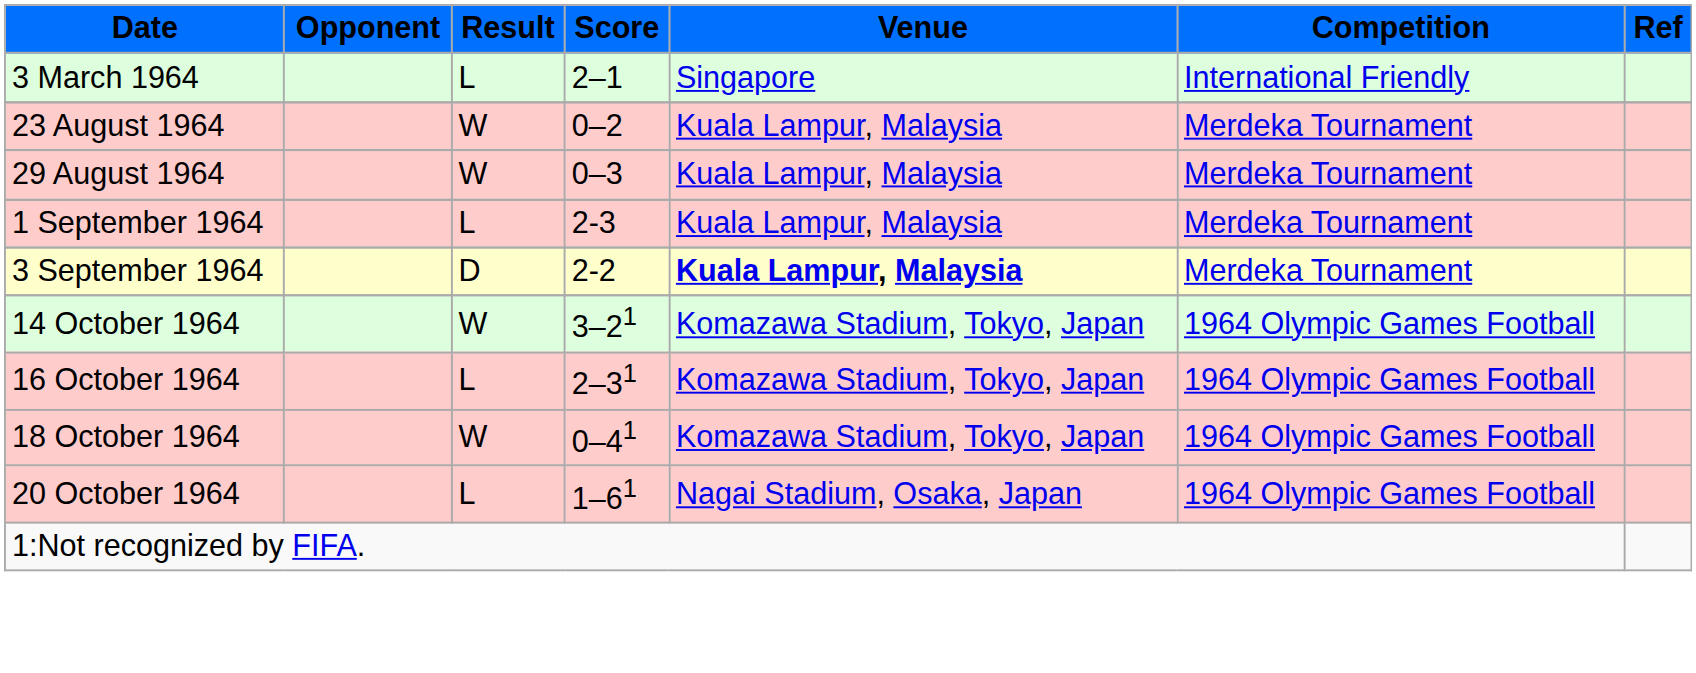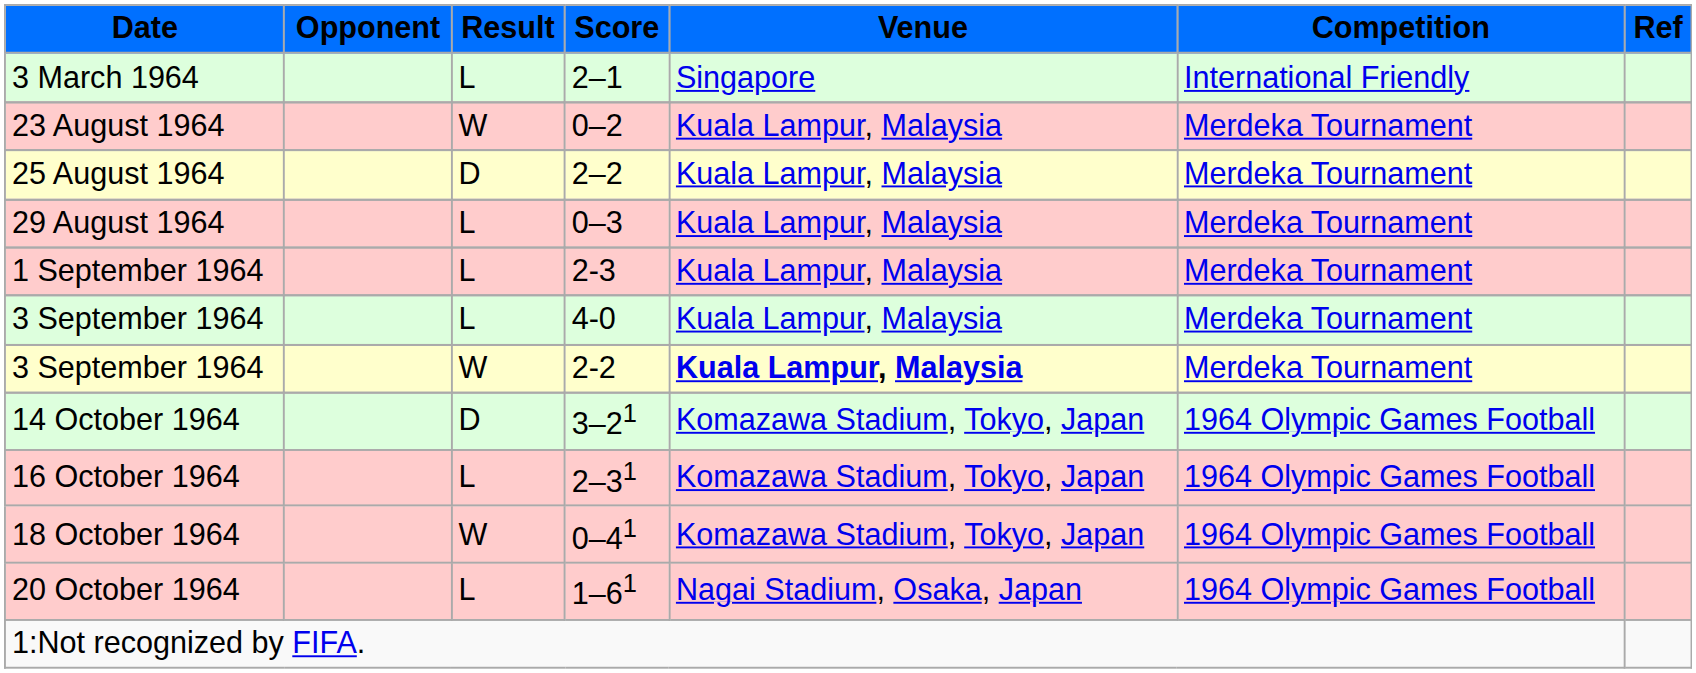+ row: (118, 174)
(473, 174) W -> (467, 222) L
+ row: (138, 319)
(470, 271) D -> (473, 367) W
(473, 323) W -> (470, 420) D
